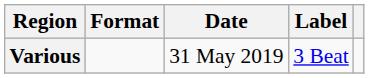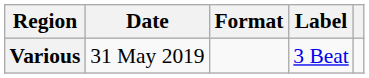columns swapped: (226, 21) <-> (125, 21)
